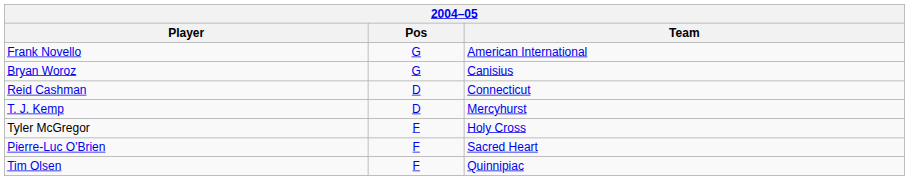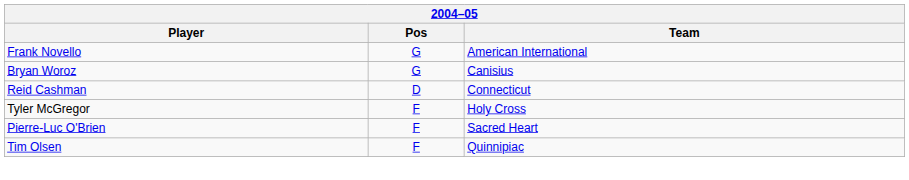- row: (35, 109)
